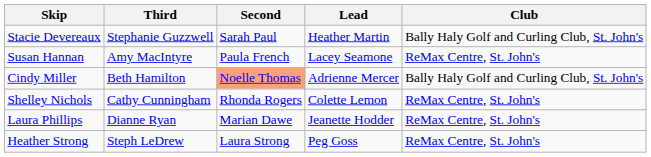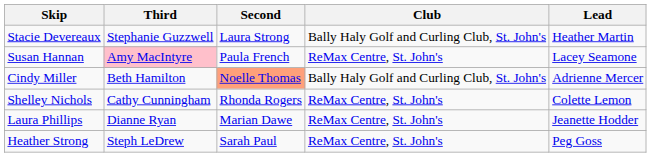columns swapped: (353, 15) <-> (524, 15)
(248, 36) Sarah Paul -> (254, 36) Laura Strong
(149, 57) no background -> (149, 57) pink background
(254, 141) Laura Strong -> (248, 141) Sarah Paul
